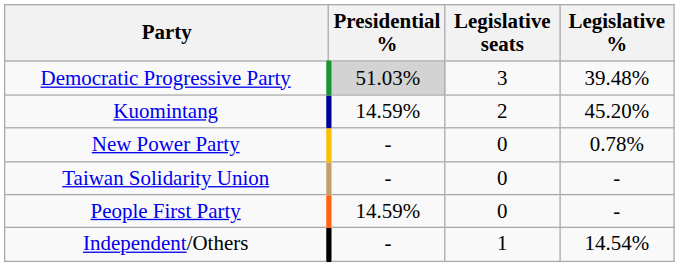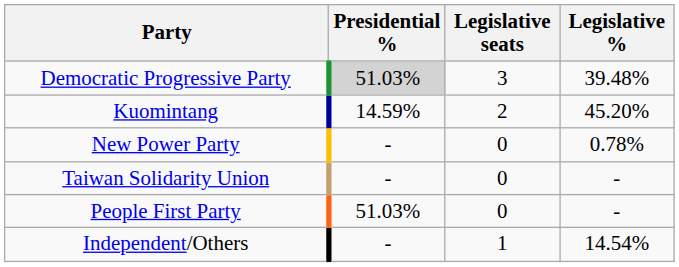(388, 210) 14.59% -> (388, 210) 51.03%
